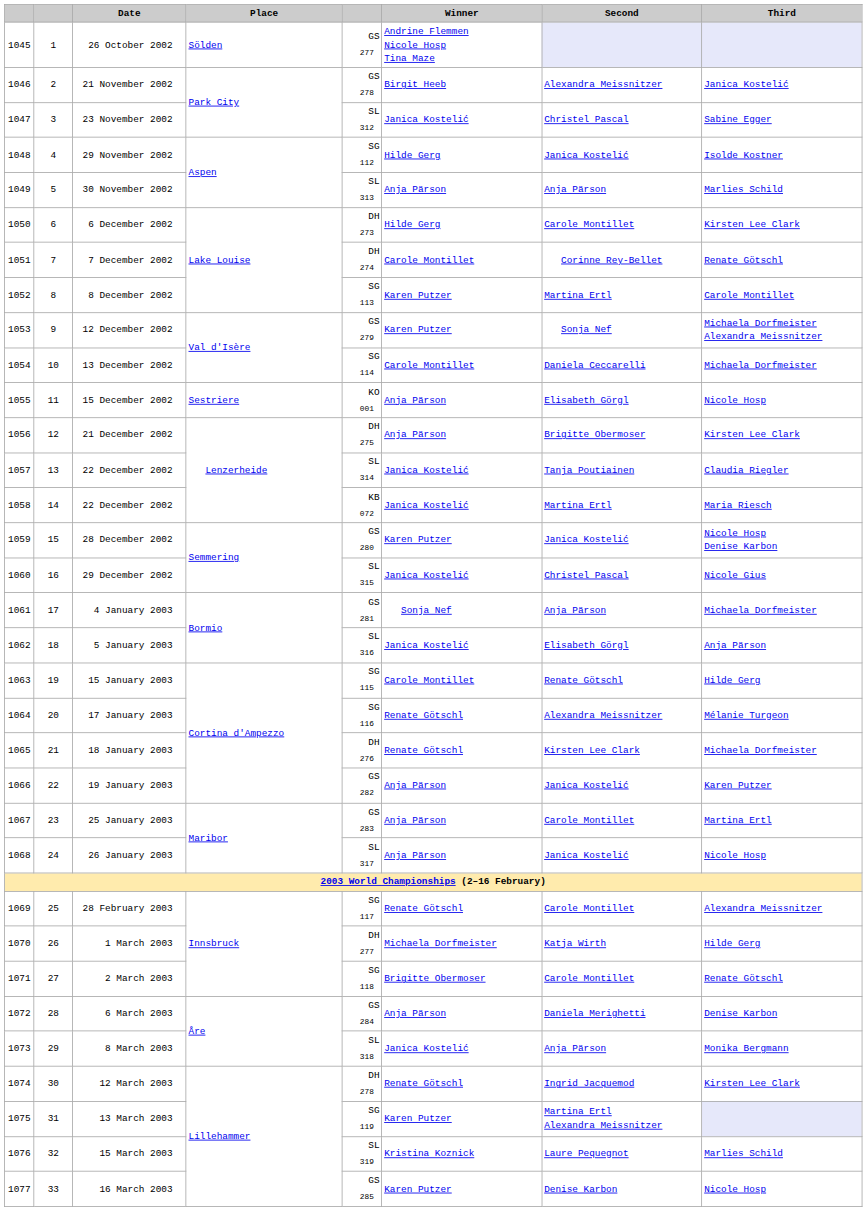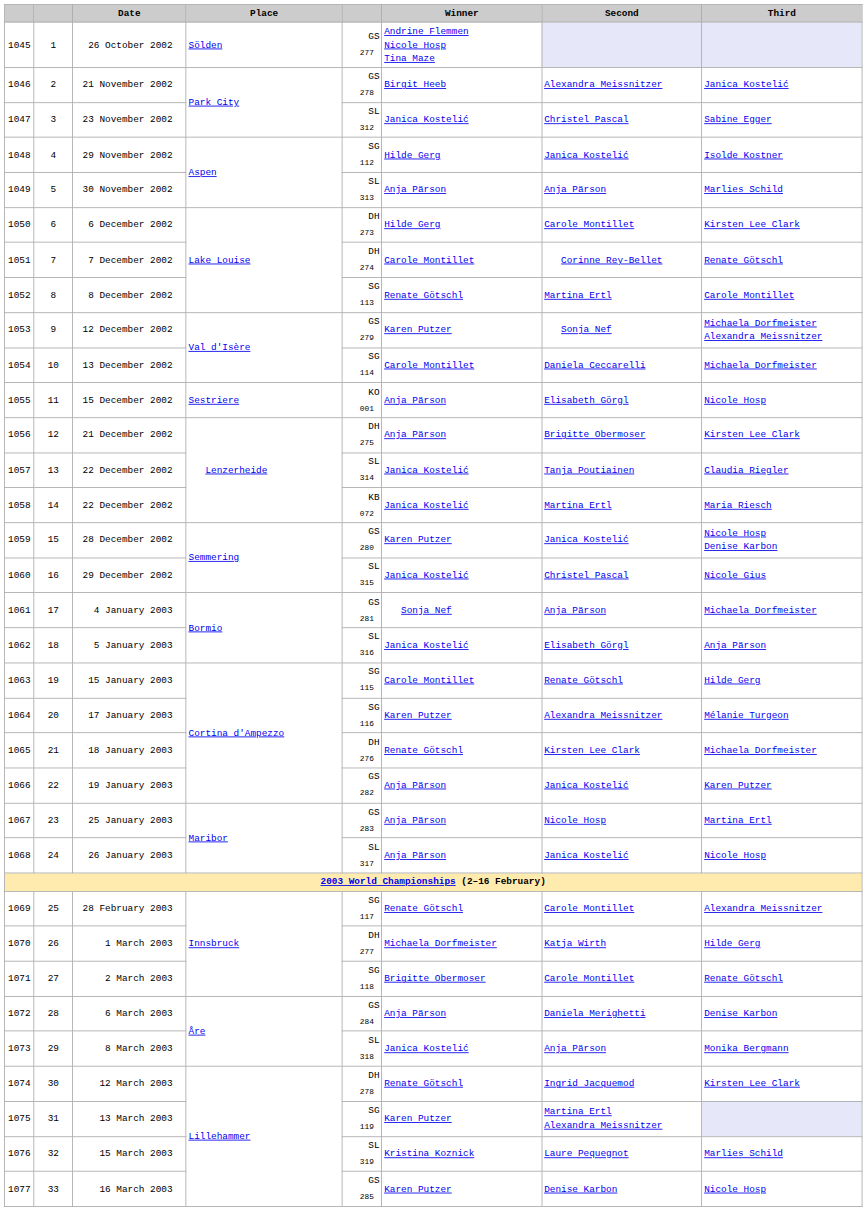(418, 295) Karen Putzer -> (424, 295) Renate Götschl
(424, 716) Renate Götschl -> (418, 716) Karen Putzer
(589, 821) Carole Montillet -> (575, 821) Nicole Hosp
